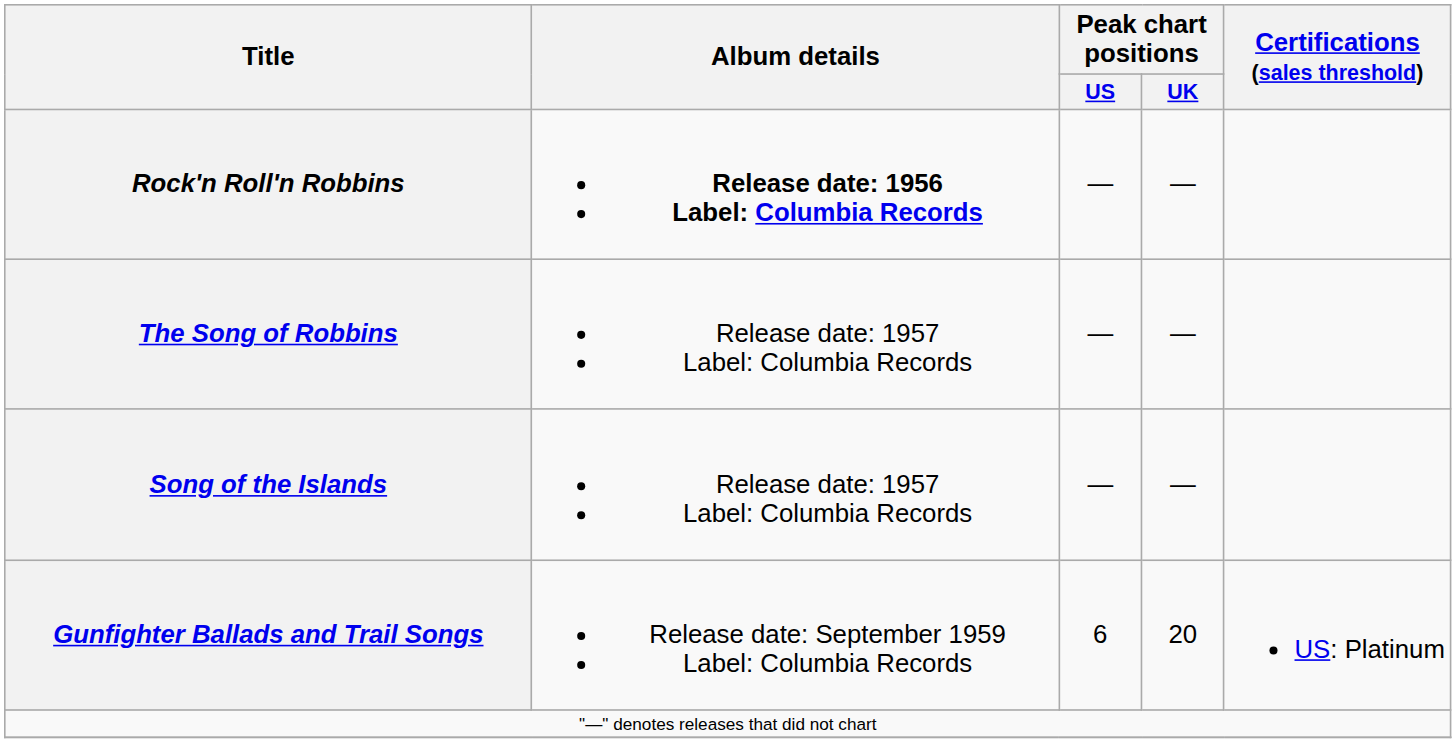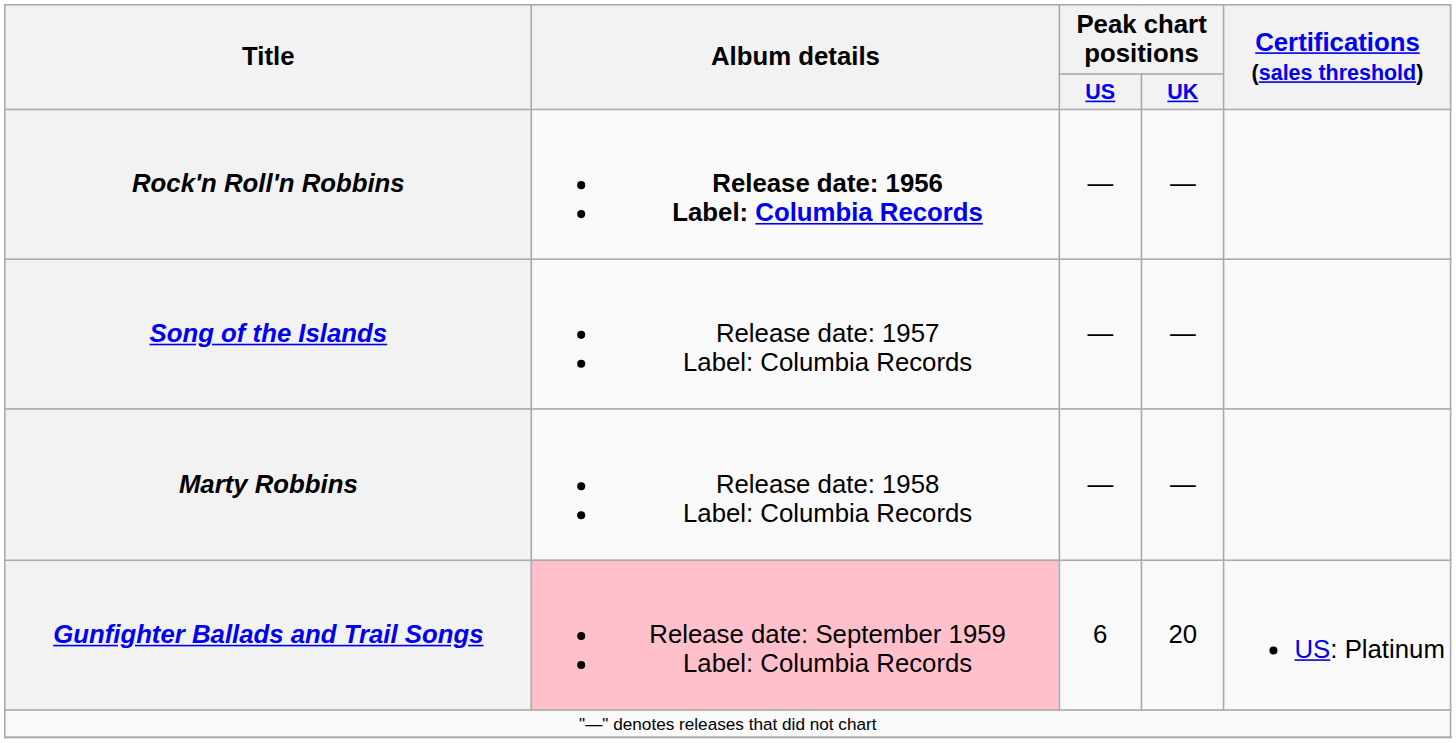- row: (268, 334)
+ row: (268, 484)
(795, 650) no background -> (795, 650) pink background
